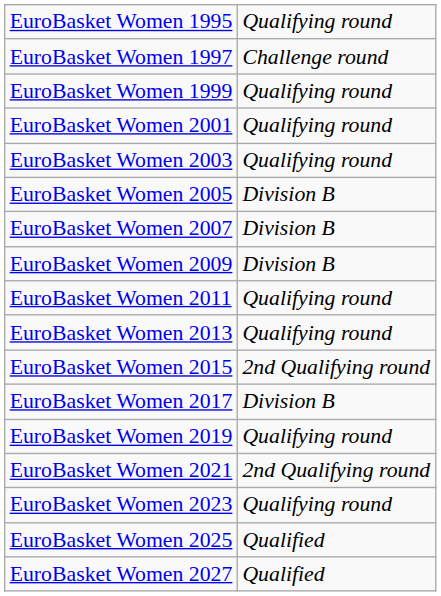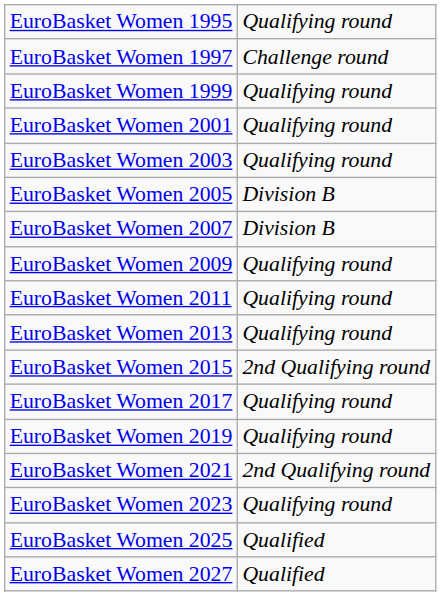(289, 263) Division B -> (317, 263) Qualifying round
(289, 401) Division B -> (317, 401) Qualifying round
